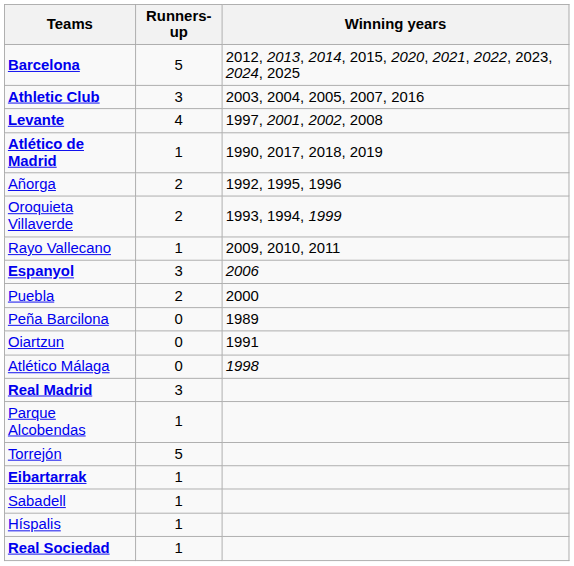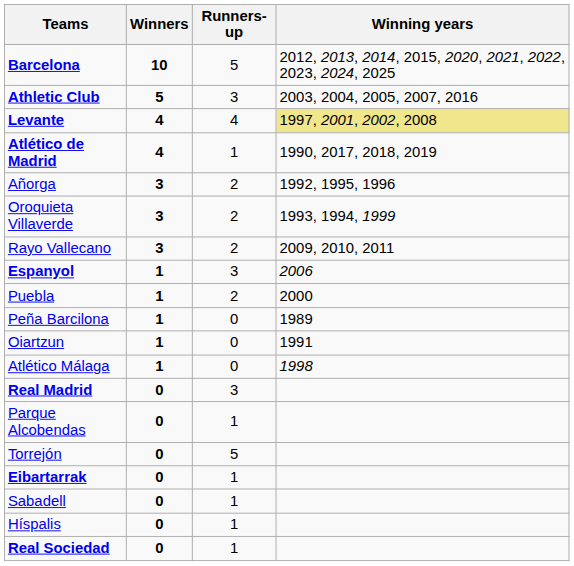+ column: (159, 24)
(304, 120) no background -> (358, 120) khaki background
(179, 248) 1 -> (234, 248) 2
